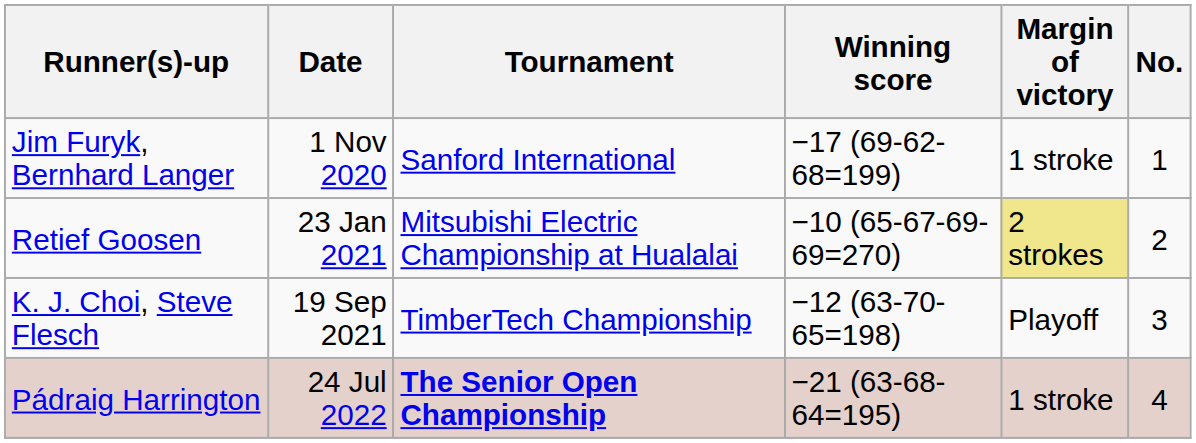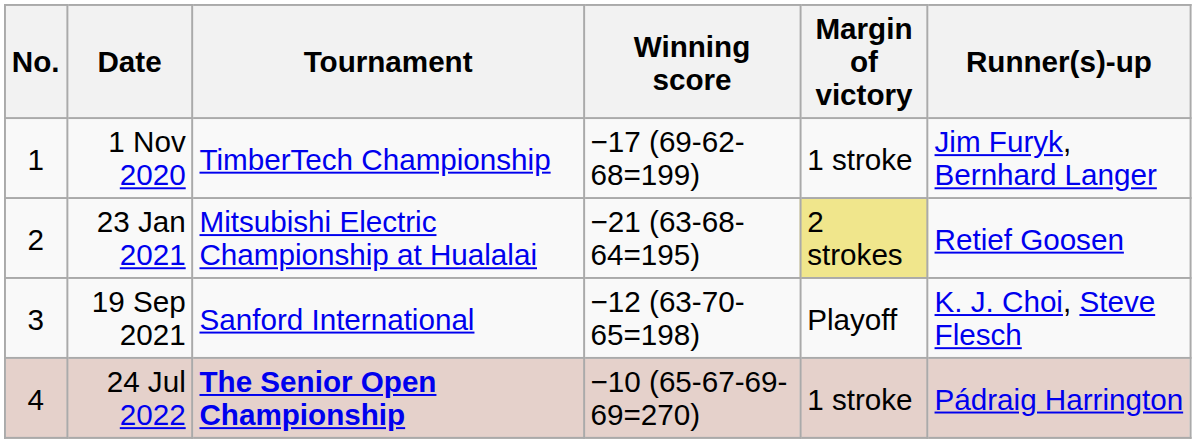columns swapped: (1159, 62) <-> (136, 62)
(538, 158) Sanford International -> (375, 158) TimberTech Championship
(890, 238) −10 (65-67-69-69=270) -> (668, 238) −21 (63-68-64=195)
(576, 319) TimberTech Championship -> (337, 319) Sanford International
(869, 399) −21 (63-68-64=195) -> (689, 399) −10 (65-67-69-69=270)
